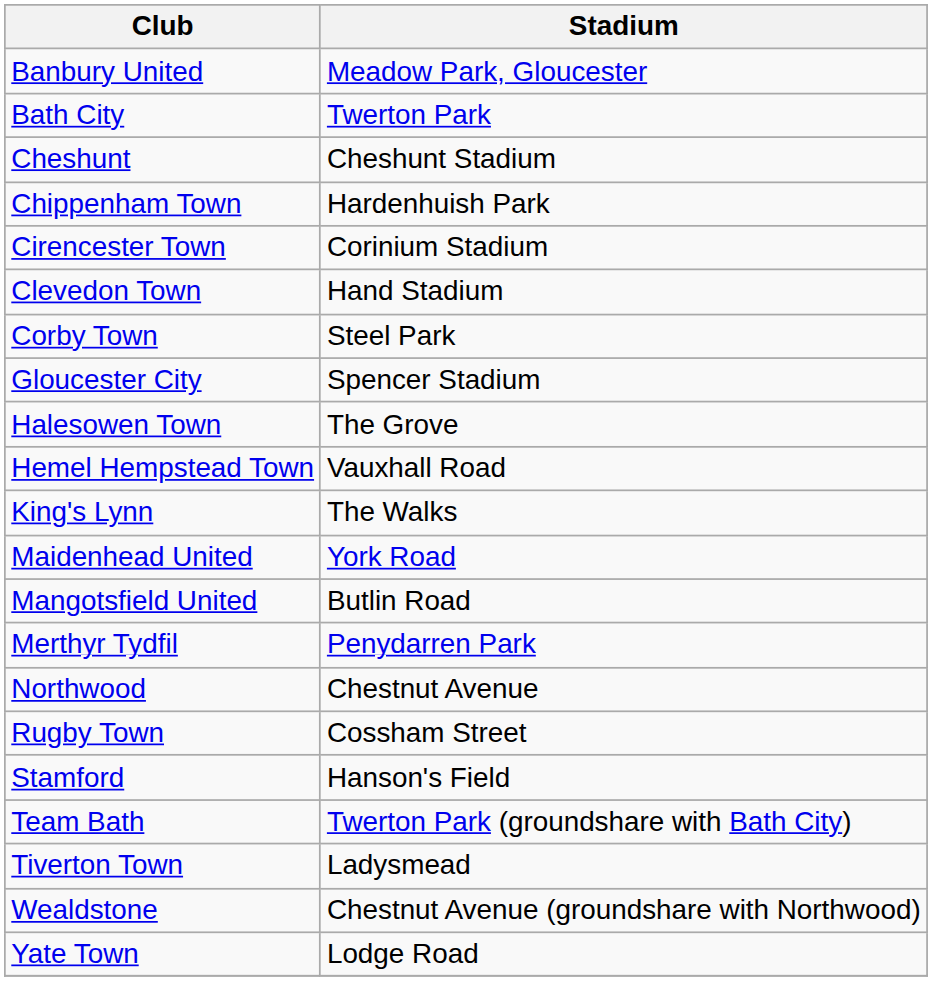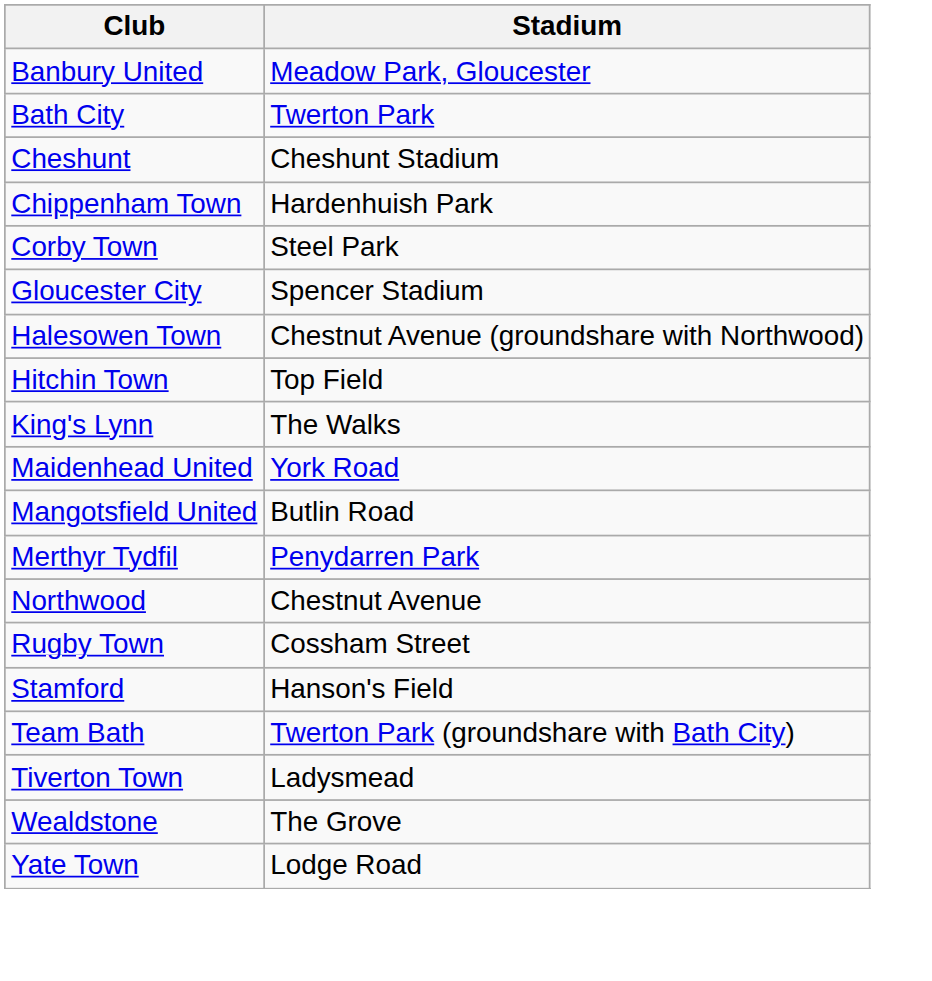- row: (119, 247)
- row: (106, 291)
(393, 423) The Grove -> (567, 335) Chestnut Avenue (groundshare with Northwood)
- row: (163, 468)
+ row: (90, 379)
(624, 909) Chestnut Avenue (groundshare with Northwood) -> (336, 821) The Grove
